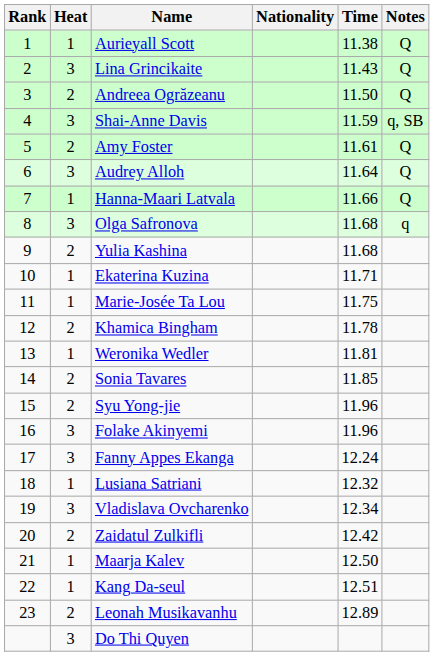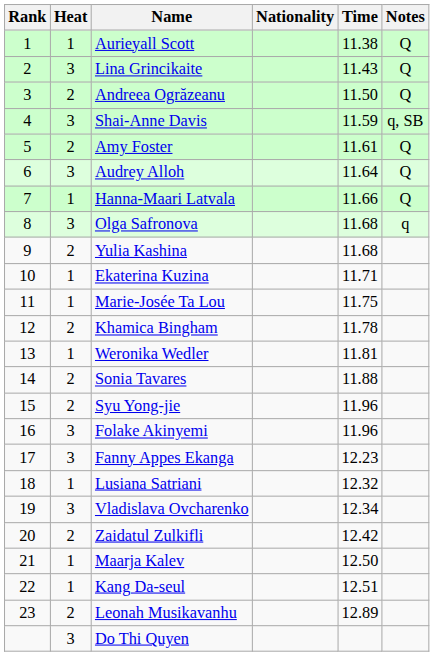(360, 379) 11.85 -> (360, 379) 11.88
(360, 457) 12.24 -> (360, 457) 12.23
